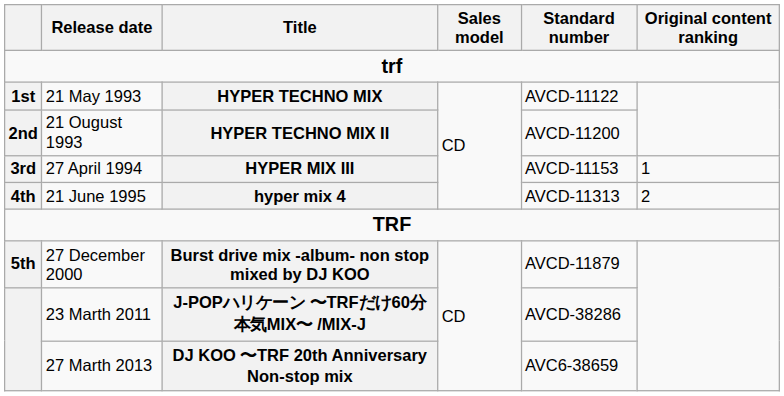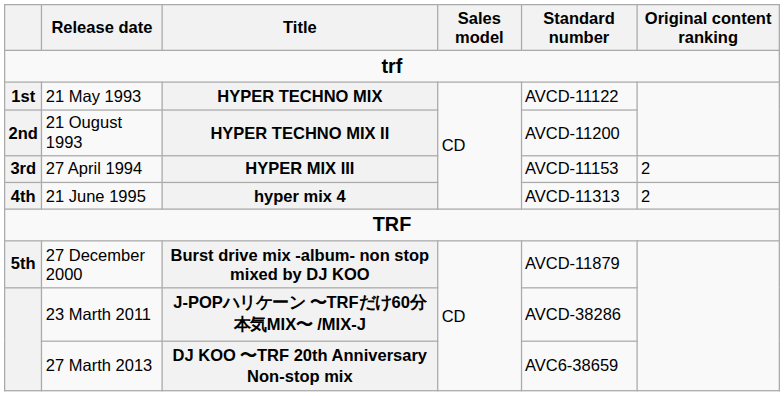(645, 169) 1 -> (645, 169) 2
